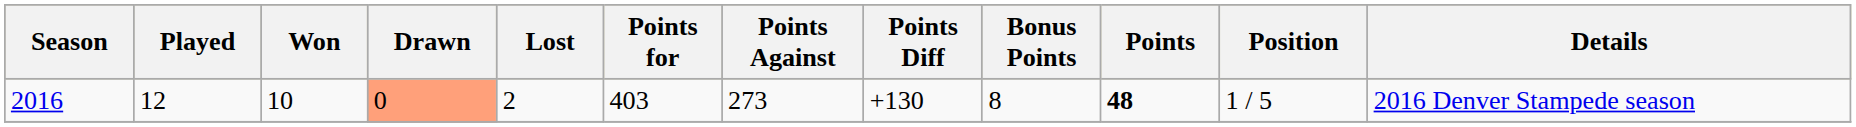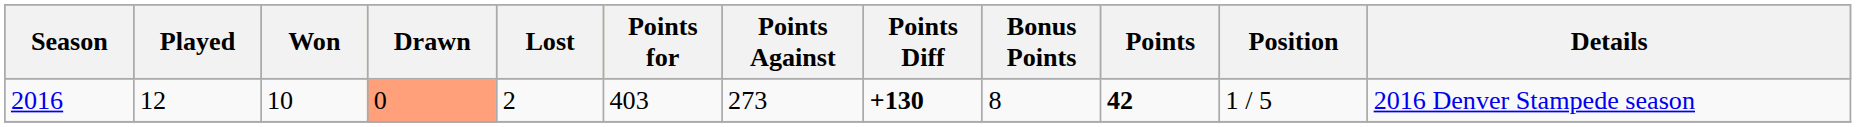(897, 100) normal -> (897, 100) bold
(1120, 100) 48 -> (1120, 100) 42
